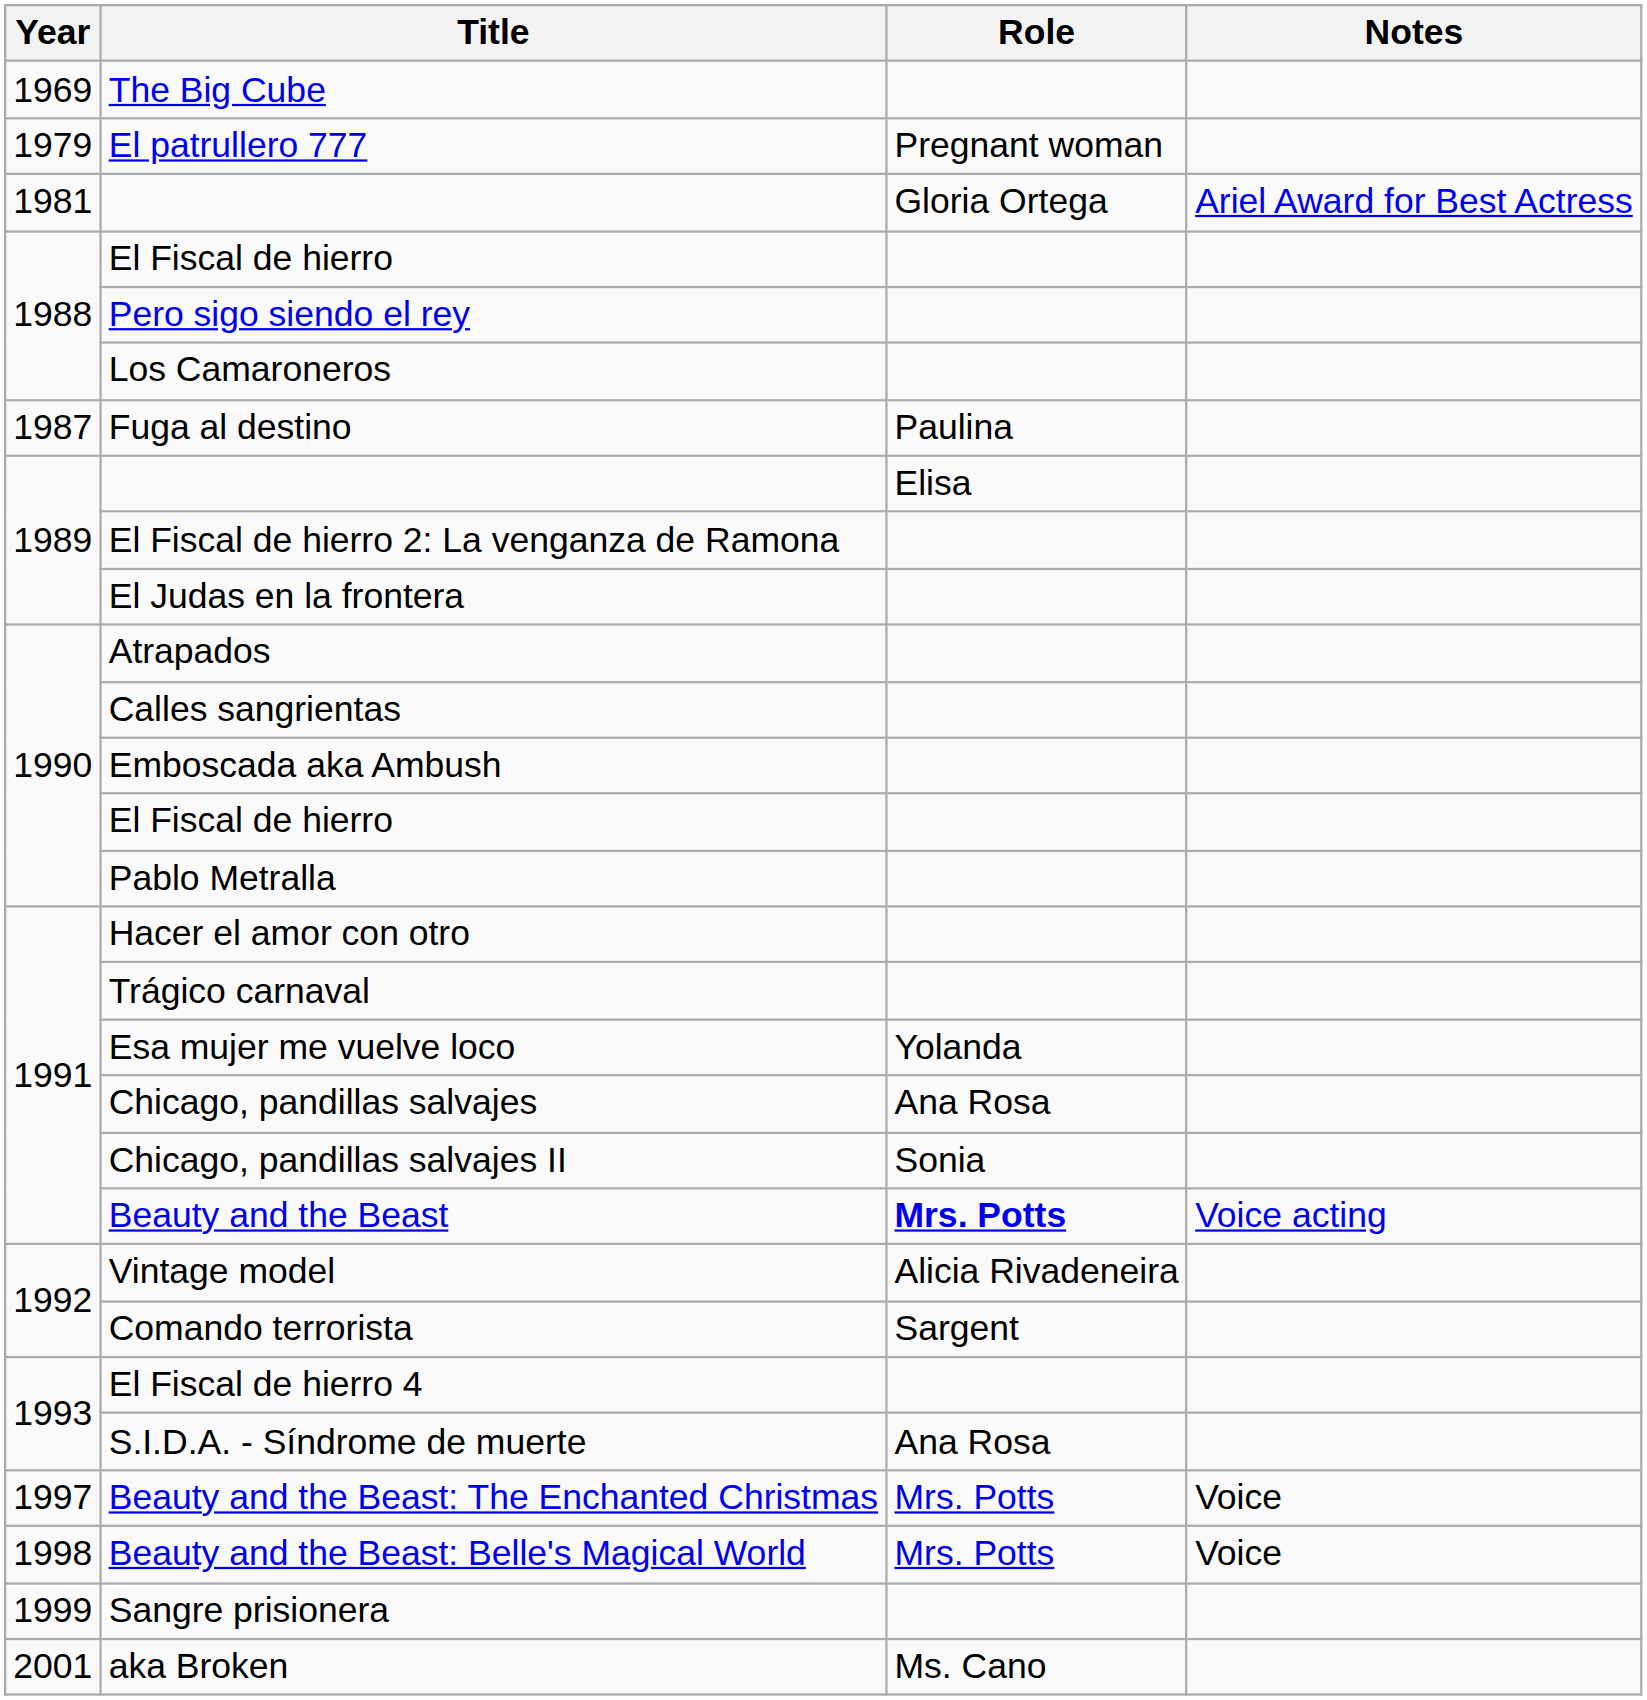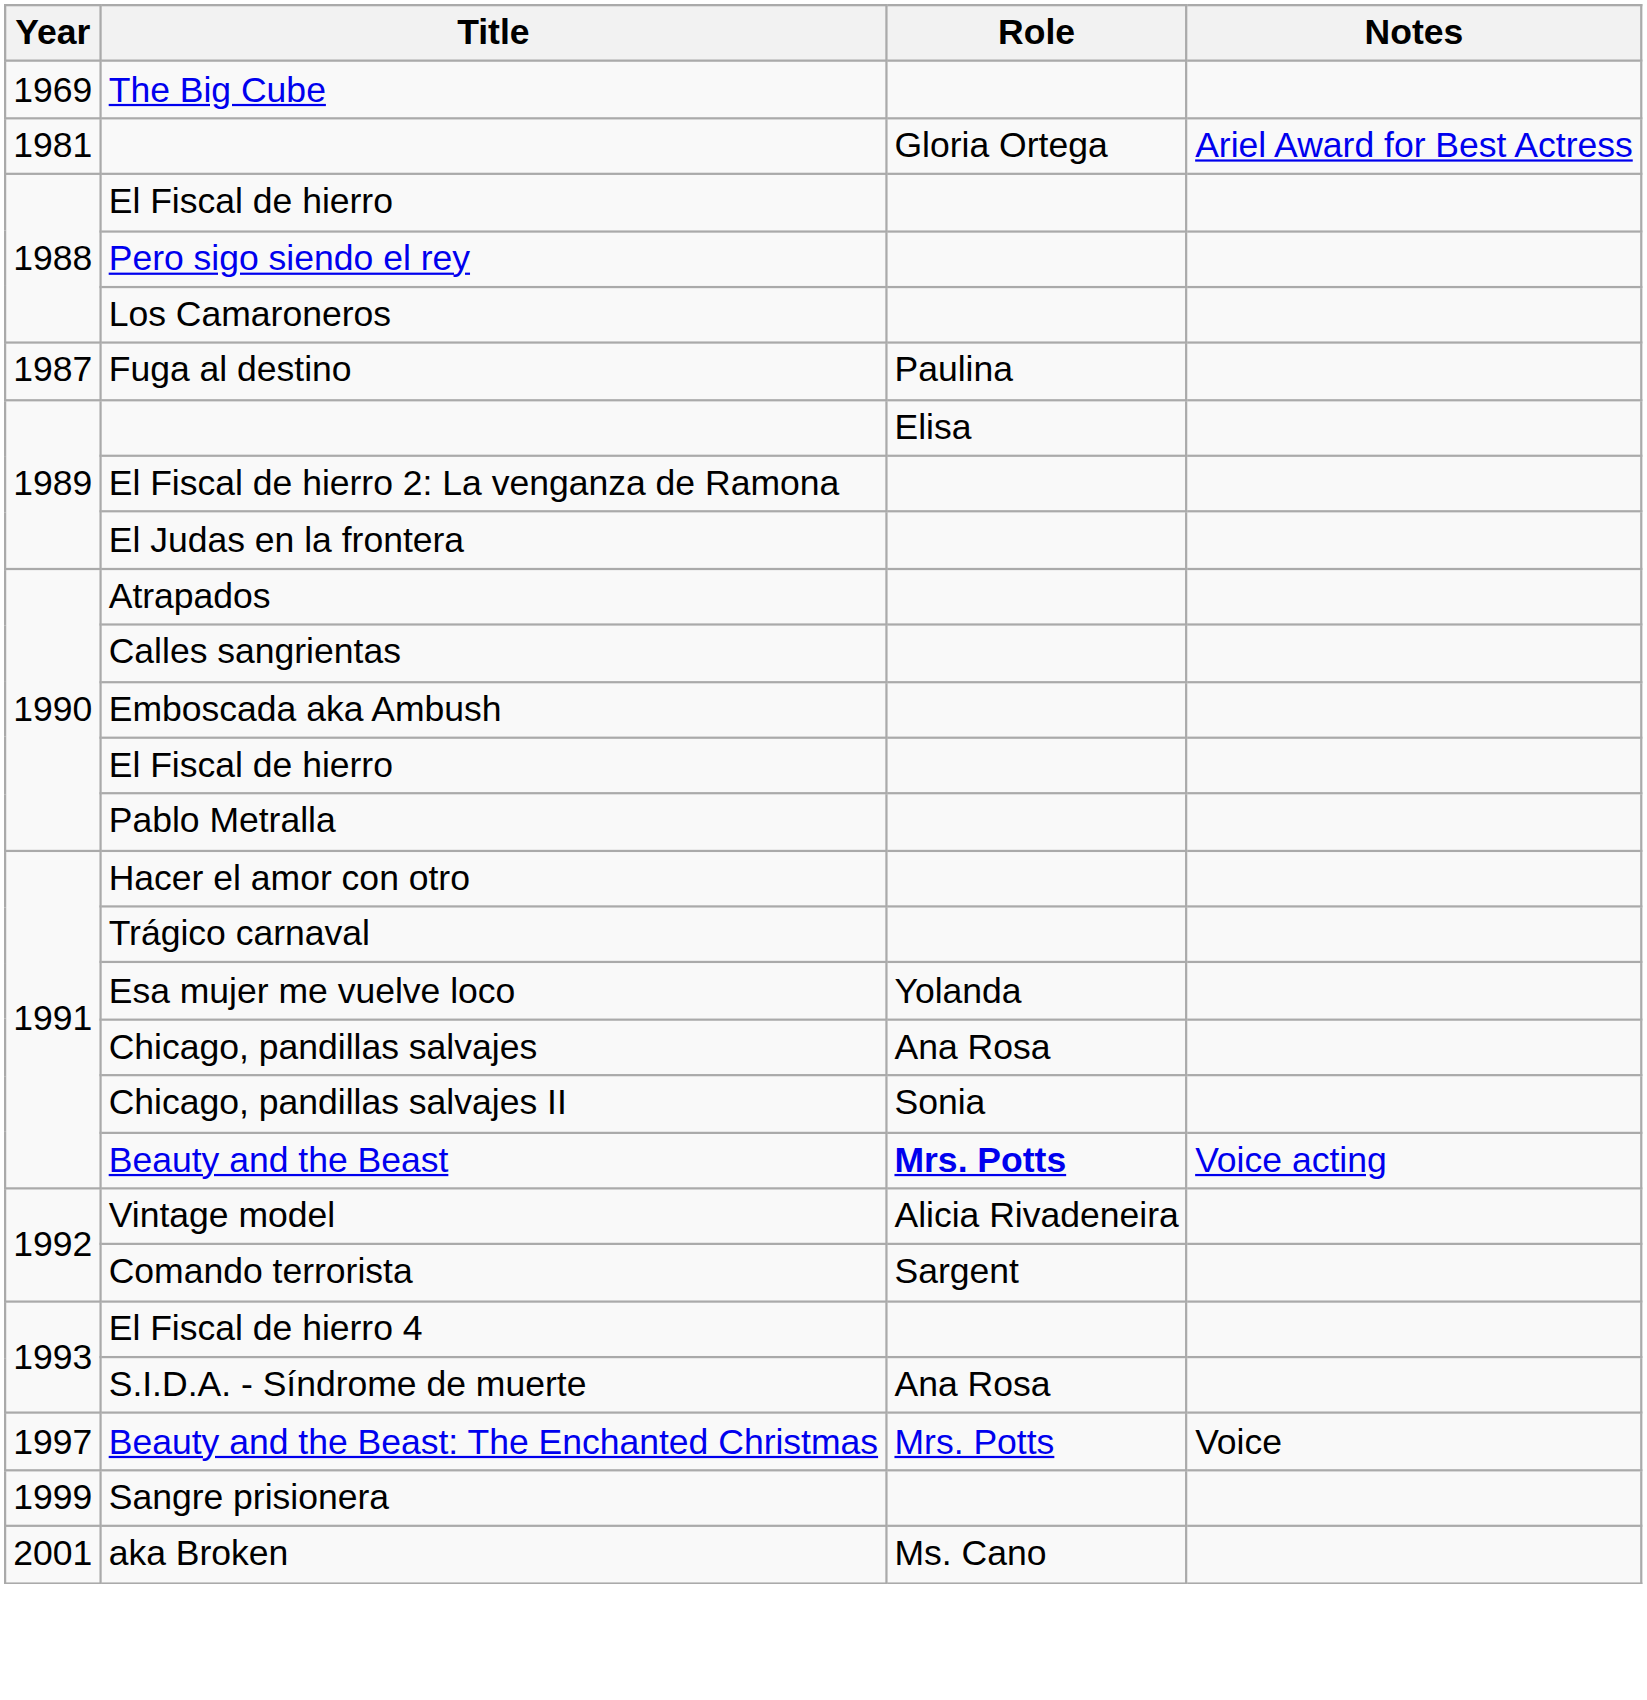- row: (53, 145)
- row: (53, 1553)
